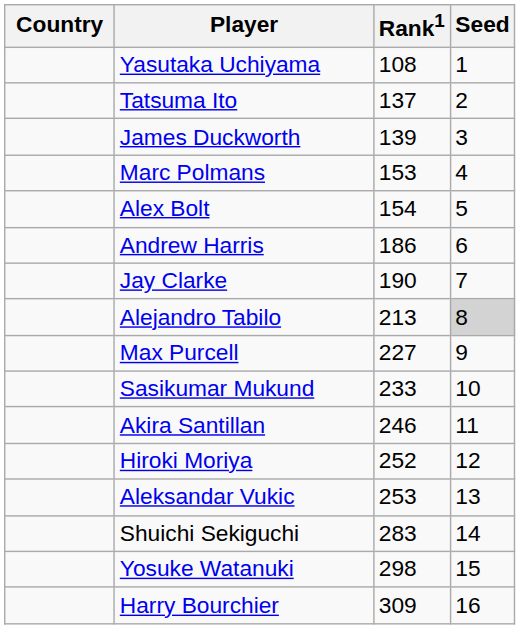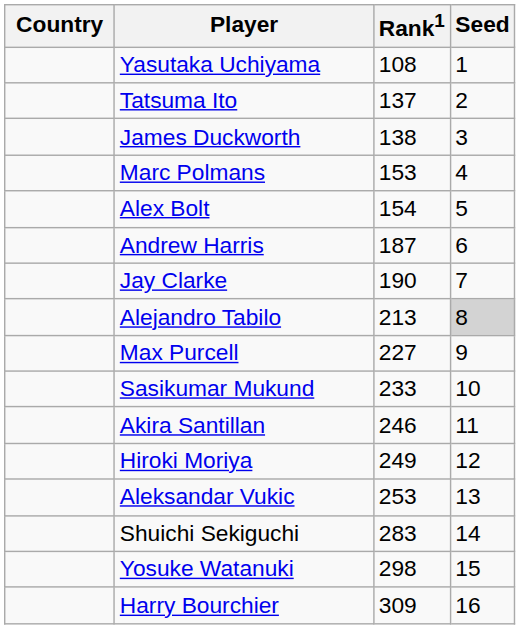(398, 136) 139 -> (398, 136) 138
(398, 244) 186 -> (398, 244) 187
(398, 461) 252 -> (398, 461) 249
